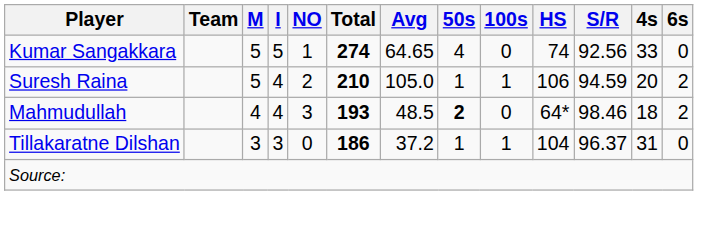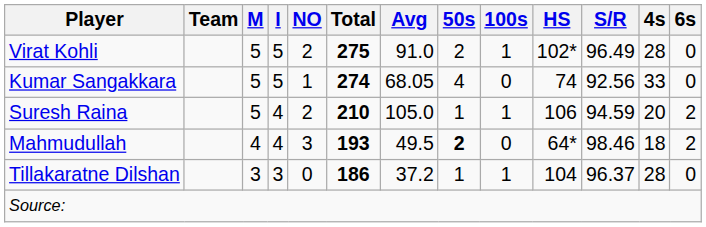+ row: (53, 50)
(409, 50) 64.65 -> (409, 81) 68.05
(415, 112) 48.5 -> (415, 143) 49.5
(647, 143) 31 -> (655, 174) 28
